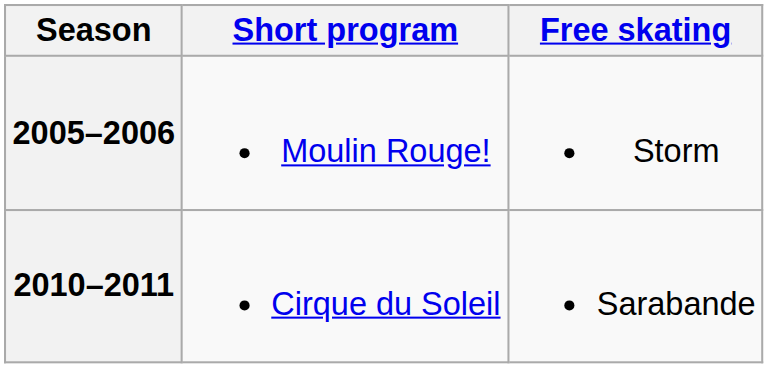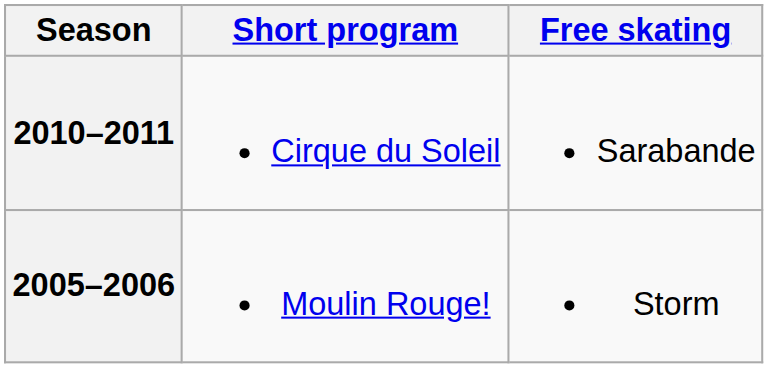rows swapped: (94, 285) <-> (94, 132)
